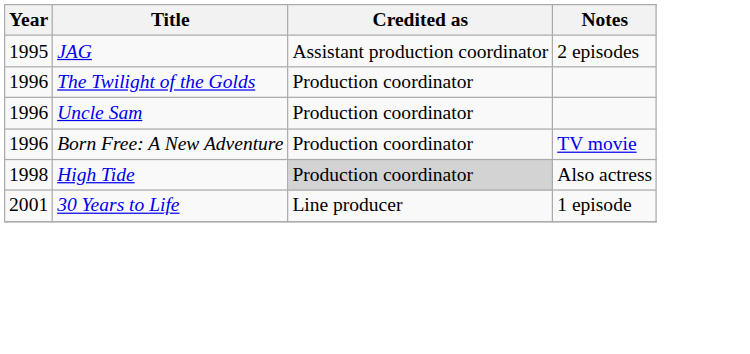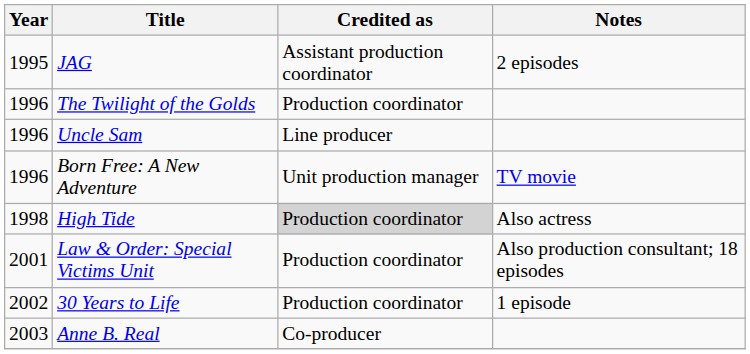(383, 112) Production coordinator -> (337, 134) Line producer
(383, 143) Production coordinator -> (380, 176) Unit production manager
+ row: (144, 260)
(29, 205) 2001 -> (29, 302) 2002
(347, 205) Line producer -> (373, 302) Production coordinator
+ row: (108, 333)
